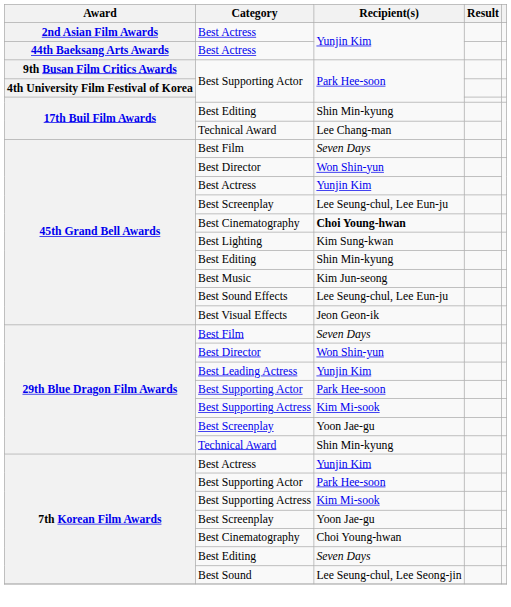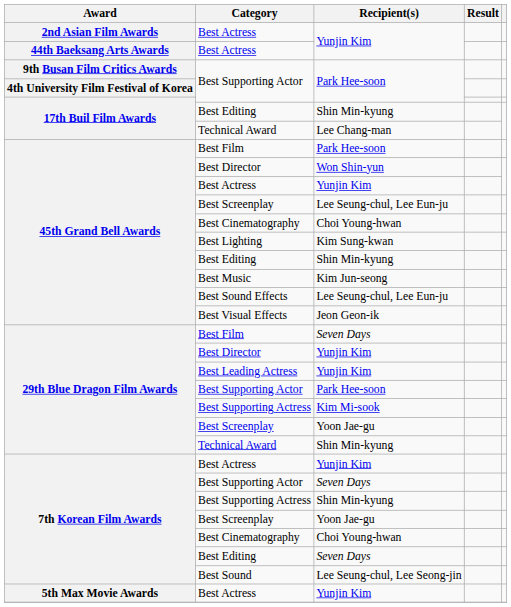(343, 148) Seven Days -> (351, 148) Park Hee-soon
(361, 222) bold -> (359, 222) normal
(350, 352) Won Shin-yun -> (344, 352) Yunjin Kim
(351, 482) Park Hee-soon -> (343, 482) Seven Days
(348, 500) Kim Mi-sook -> (355, 500) Shin Min-kyung
+ row: (100, 593)
